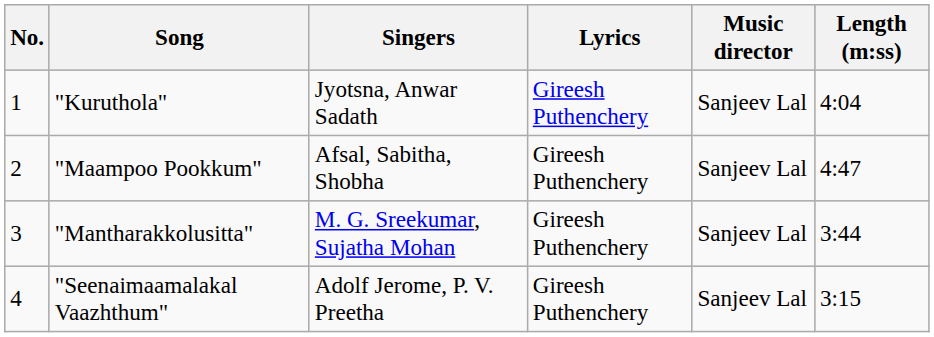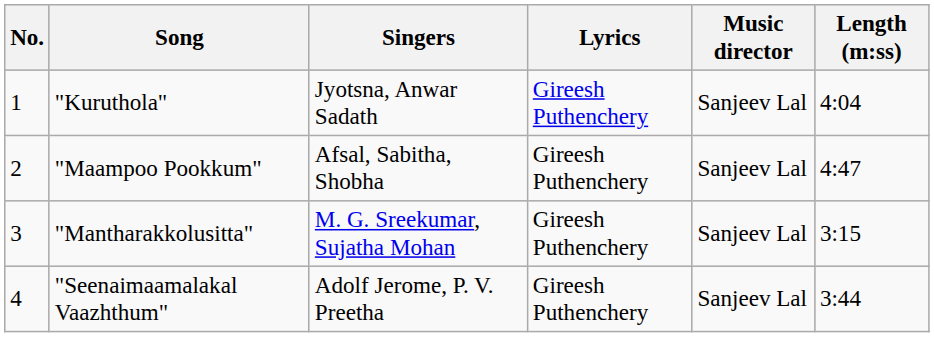(840, 233) 3:44 -> (840, 233) 3:15
(840, 299) 3:15 -> (840, 299) 3:44
